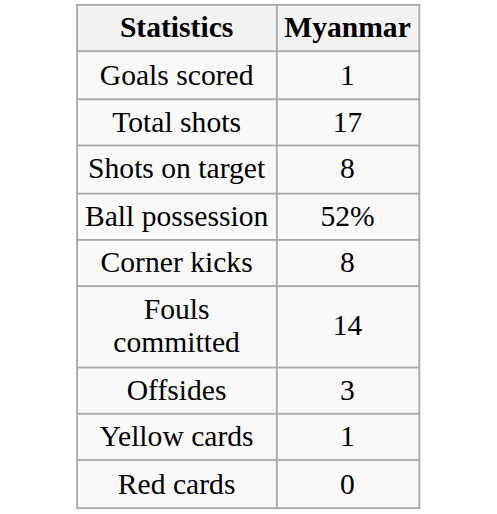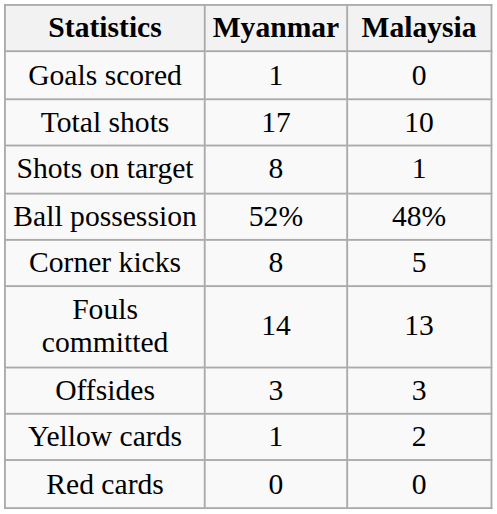+ column: (419, 27)
